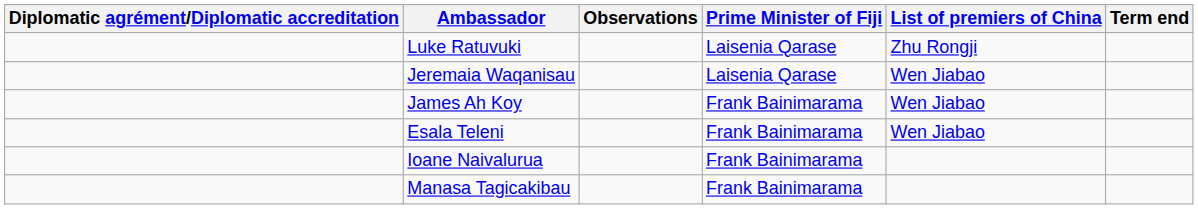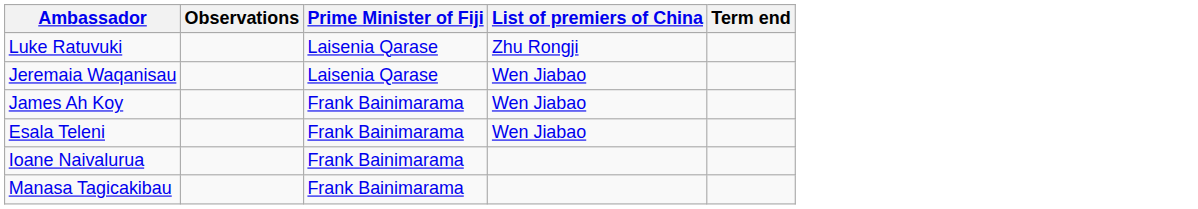- column: (204, 18)
